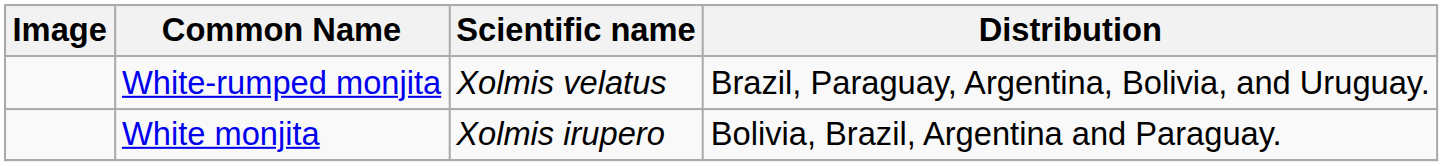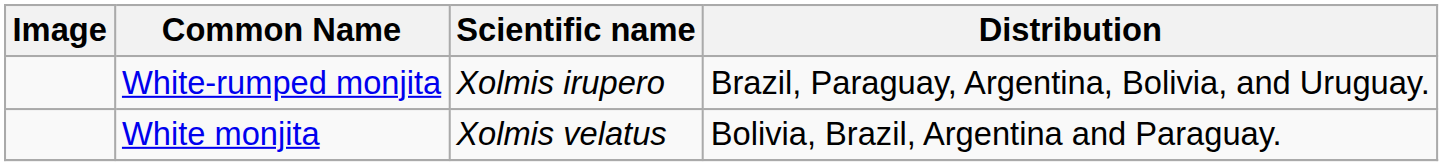(561, 82) Xolmis velatus -> (561, 82) Xolmis irupero
(561, 133) Xolmis irupero -> (561, 133) Xolmis velatus
